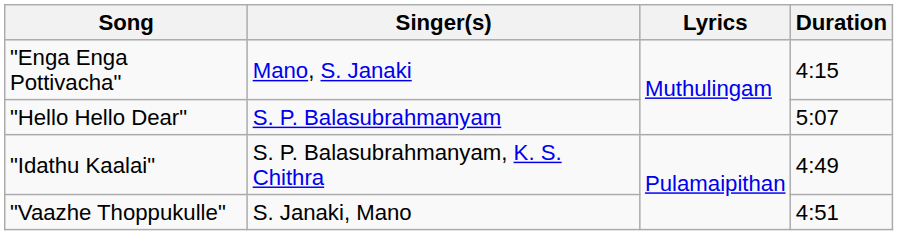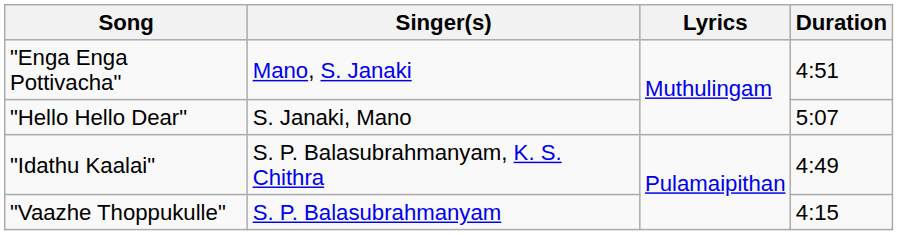(817, 70) 4:15 -> (817, 70) 4:51
(377, 118) S. P. Balasubrahmanyam -> (332, 118) S. Janaki, Mano
(332, 213) S. Janaki, Mano -> (377, 213) S. P. Balasubrahmanyam
(817, 213) 4:51 -> (817, 213) 4:15
